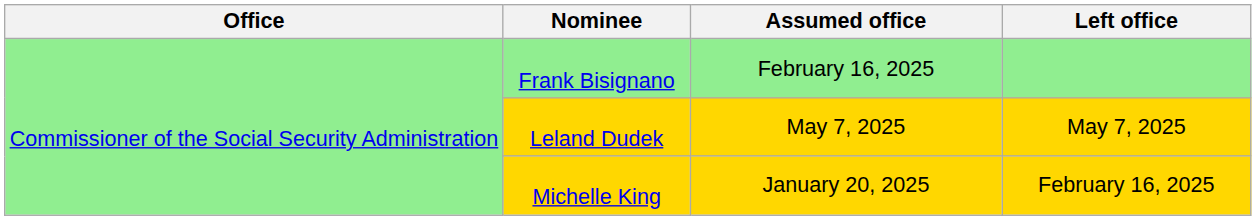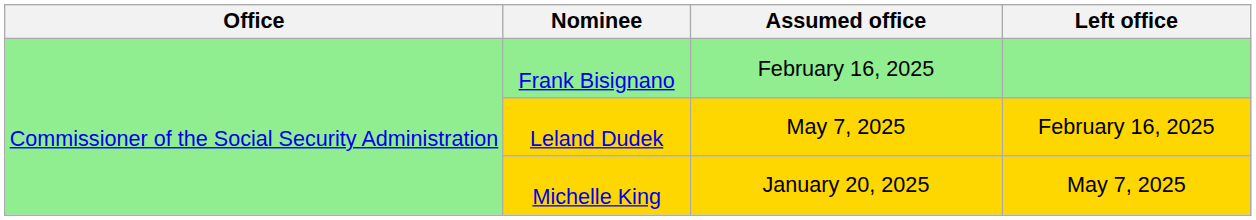(1126, 126) May 7, 2025 -> (1126, 126) February 16, 2025
(1126, 185) February 16, 2025 -> (1126, 185) May 7, 2025
